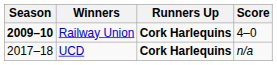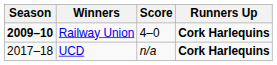columns swapped: (253, 13) <-> (186, 13)
